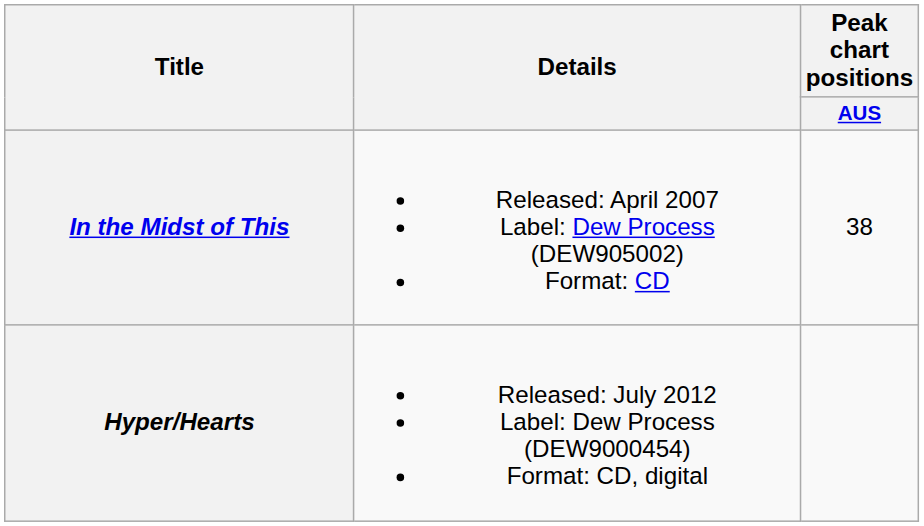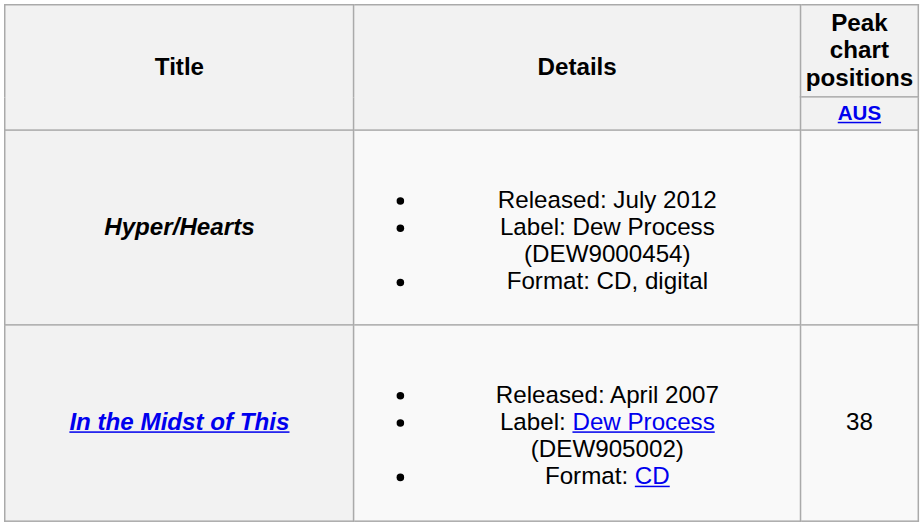rows swapped: (179, 227) <-> (179, 422)
